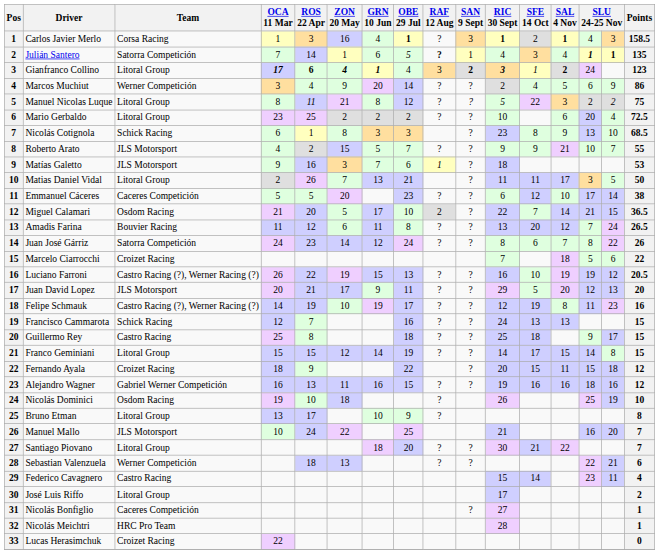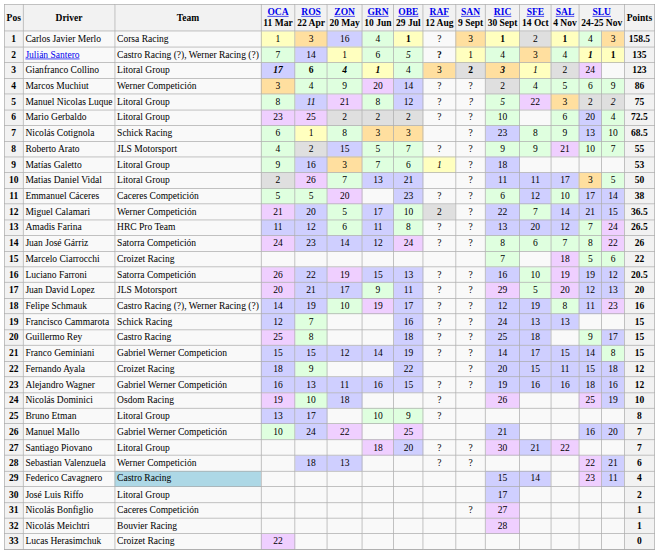(157, 54) Satorra Competición -> (188, 54) Castro Racing (?), Werner Racing (?)
(565, 70) bold -> (565, 70) normal
(147, 164) JLS Motorsport -> (143, 164) Litoral Group
(146, 211) Osdom Racing -> (157, 211) Werner Competición
(147, 227) Bouvier Racing -> (146, 227) HRC Pro Team
(188, 274) Castro Racing (?), Werner Racing (?) -> (157, 274) Satorra Competición
(143, 352) Litoral Group -> (172, 352) Gabriel Werner Competicion
(147, 431) JLS Motorsport -> (172, 431) Gabriel Werner Competición
(144, 478) no background -> (144, 478) lightblue background
(146, 525) HRC Pro Team -> (147, 525) Bouvier Racing
